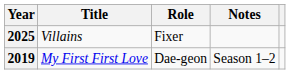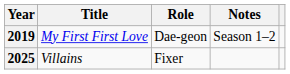rows swapped: (21, 58) <-> (21, 36)
